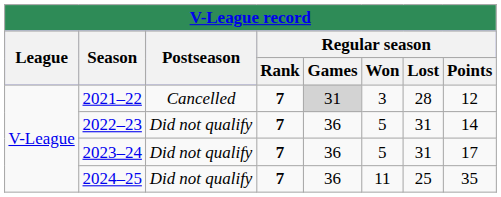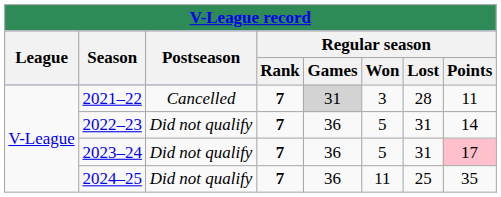(470, 98) 12 -> (470, 98) 11
(470, 151) no background -> (470, 151) pink background
